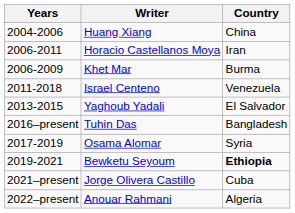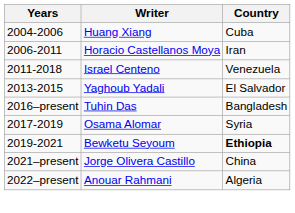(241, 32) China -> (240, 32) Cuba
- row: (108, 69)
(240, 180) Cuba -> (241, 161) China
